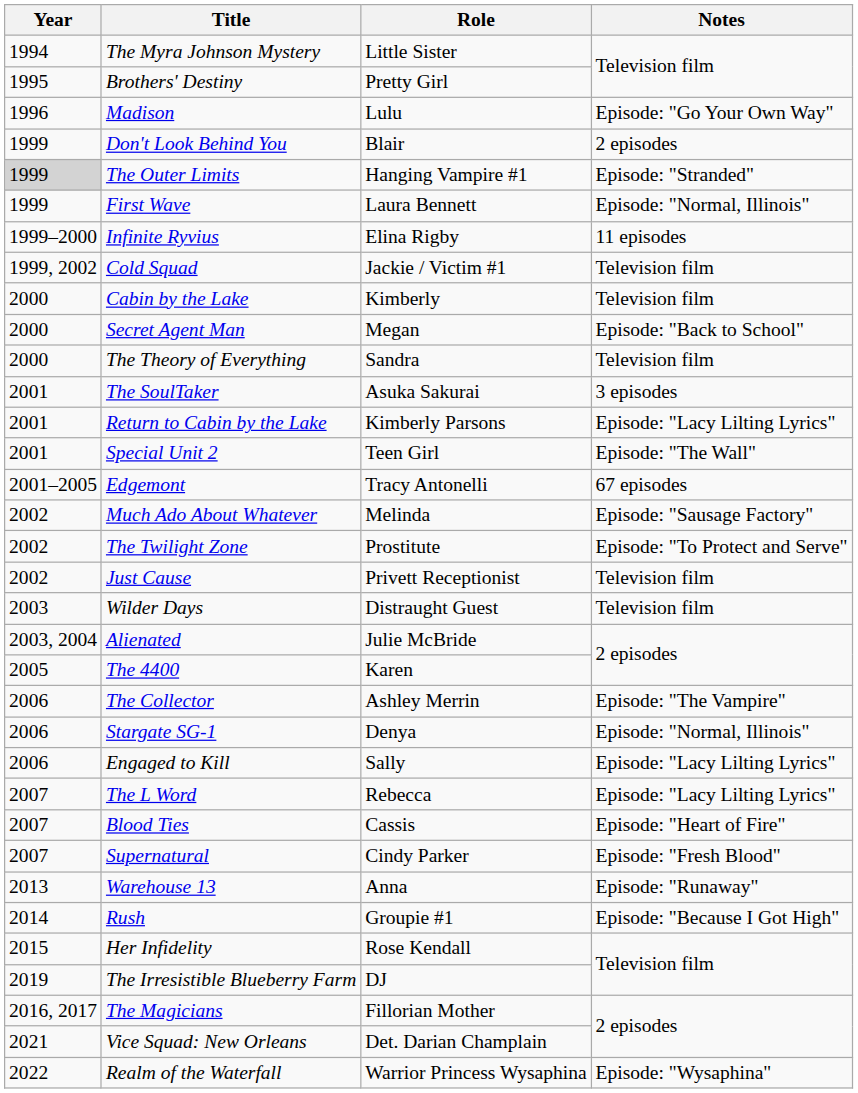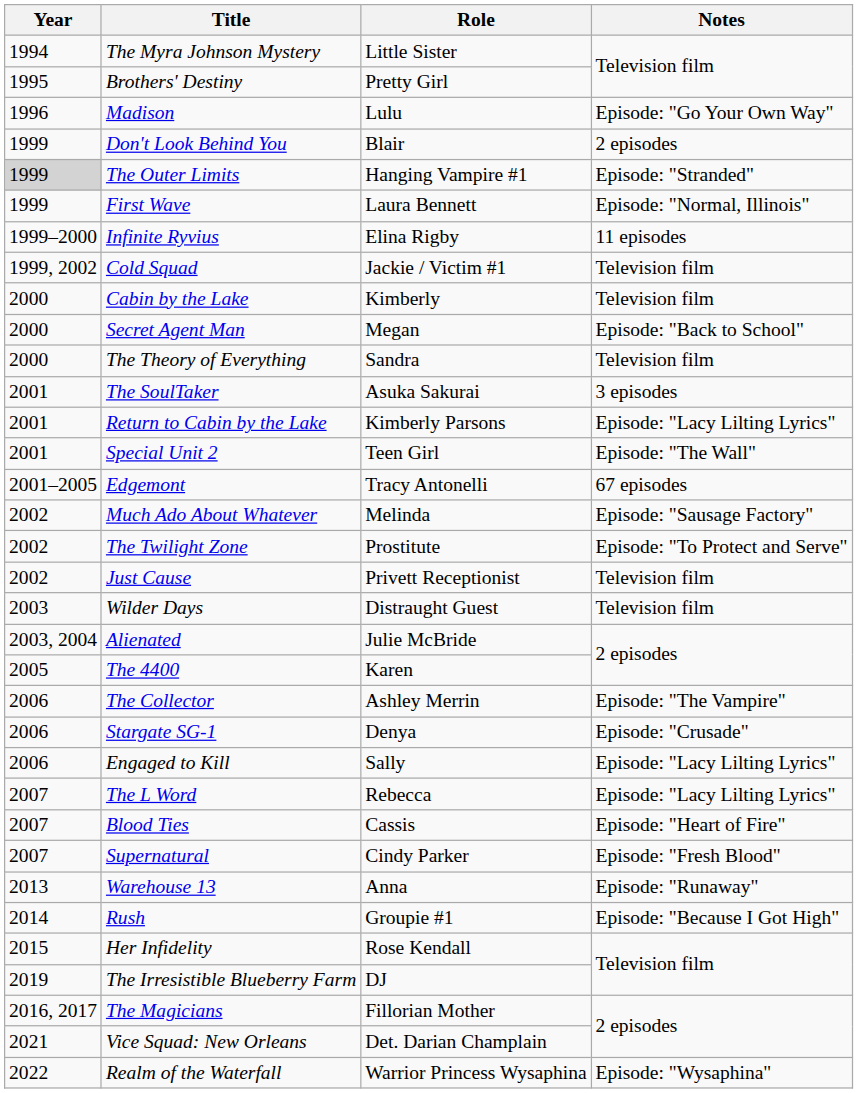(702, 732) Episode: "Normal, Illinois" -> (672, 732) Episode: "Crusade"
